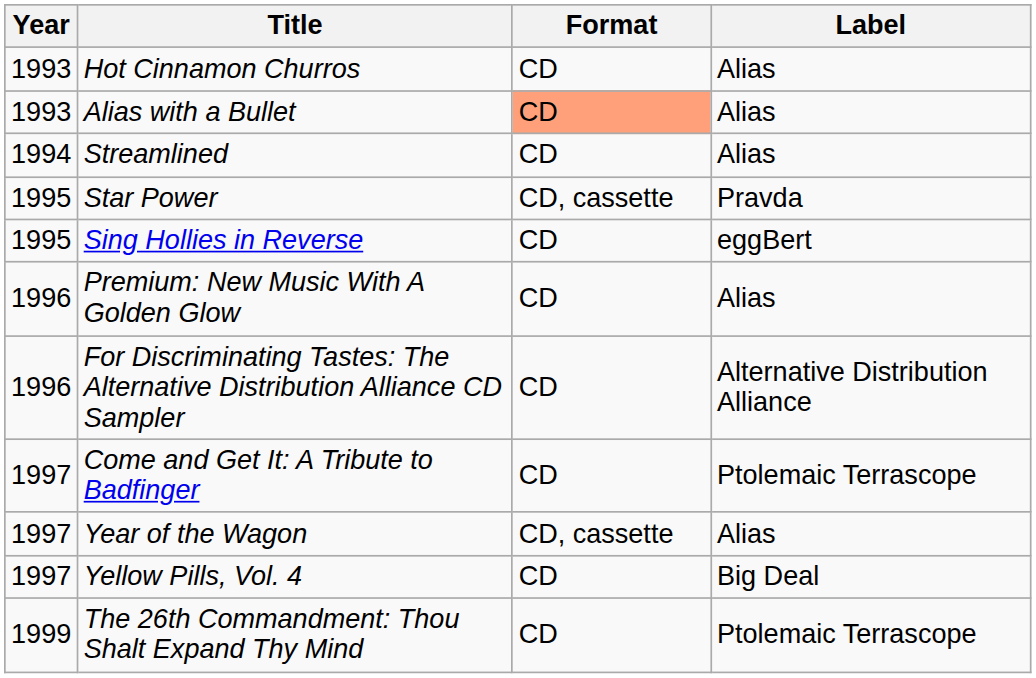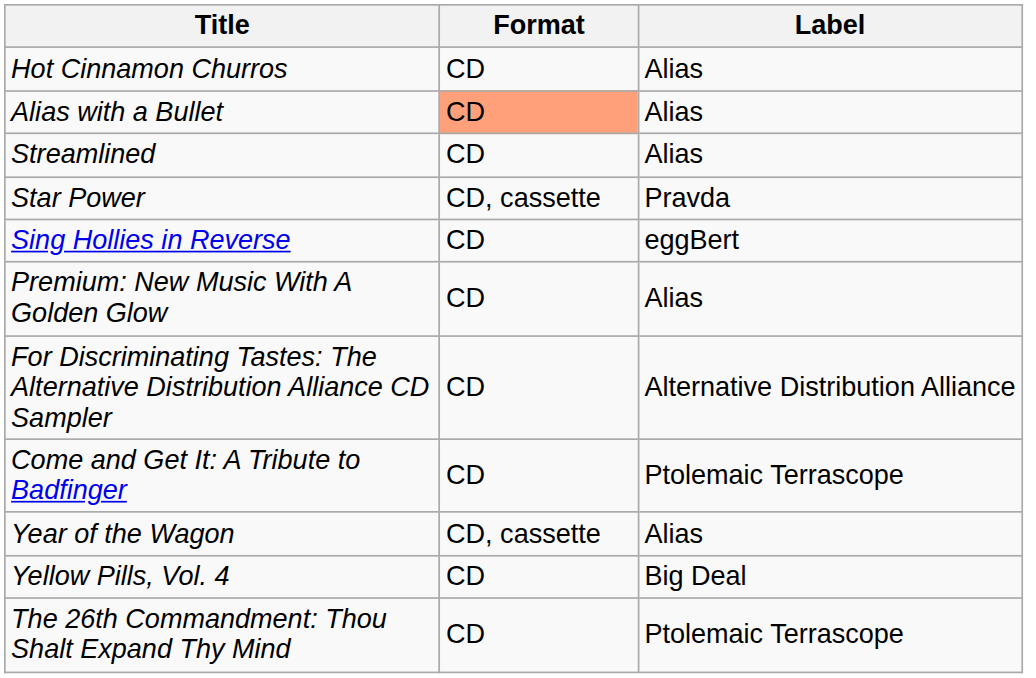- column: (41, 25)
